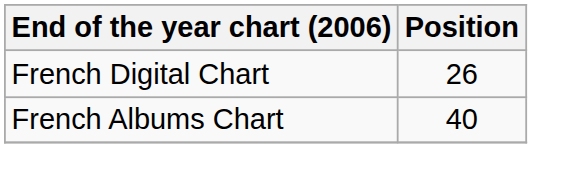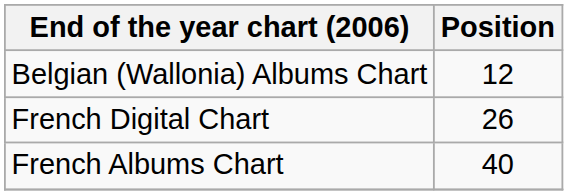+ row: (219, 73)
